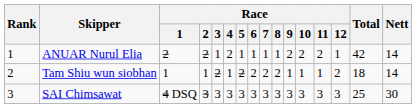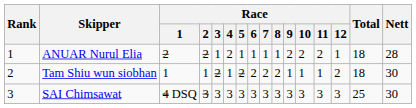(359, 53) 42 -> (359, 53) 18
(392, 53) 14 -> (392, 53) 28
(392, 73) 14 -> (392, 73) 30
